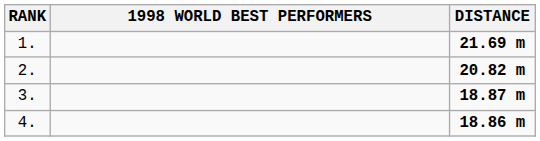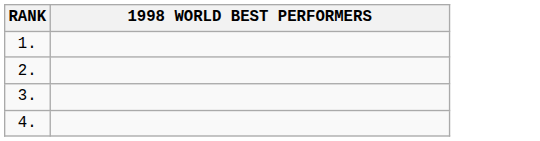- column: (492, 18)
